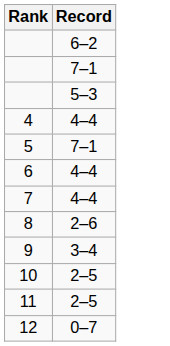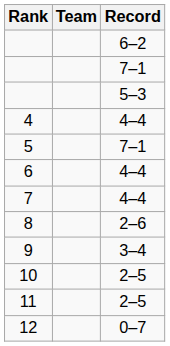+ column: (76, 17)
